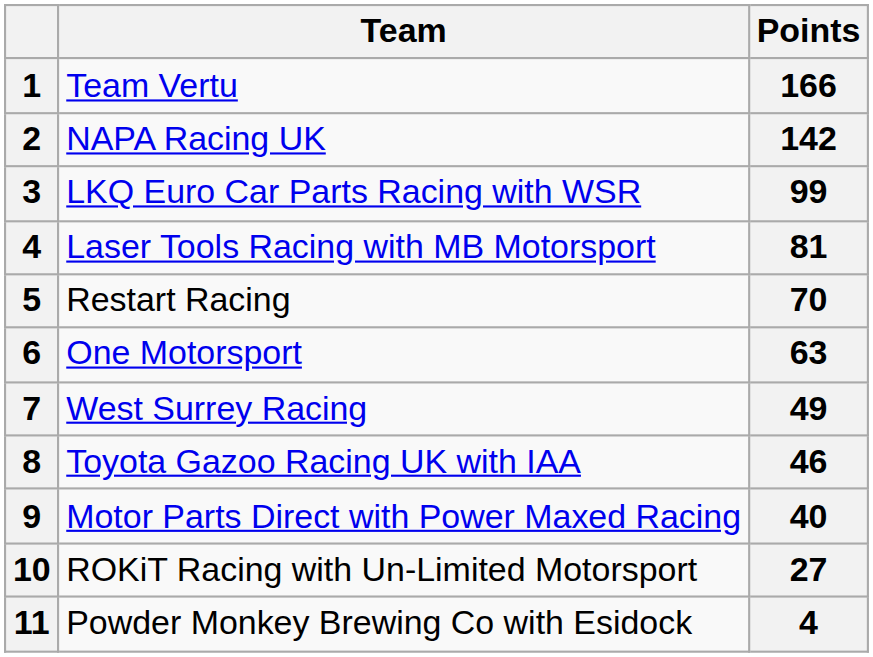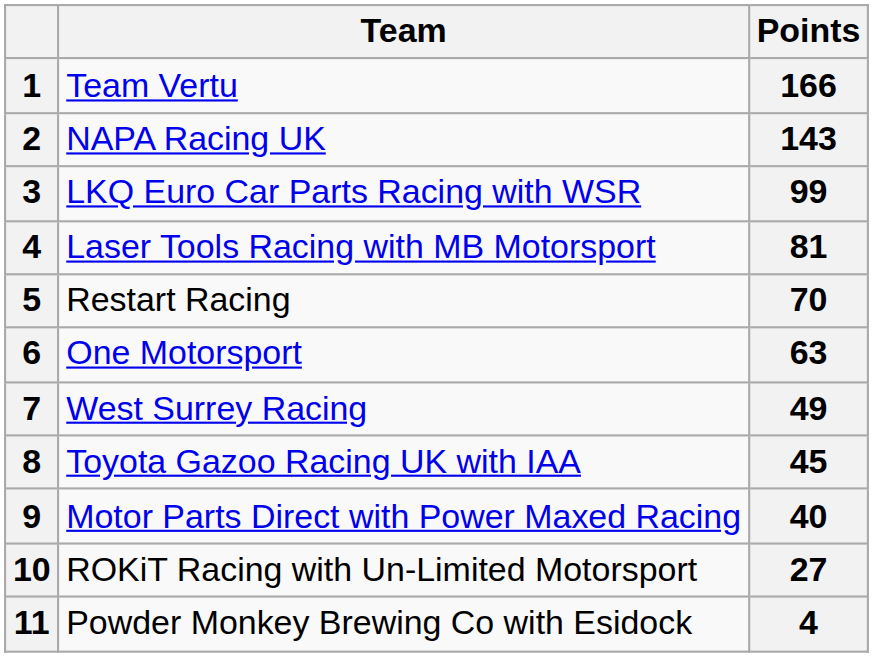(809, 138) 142 -> (809, 138) 143
(809, 461) 46 -> (809, 461) 45
